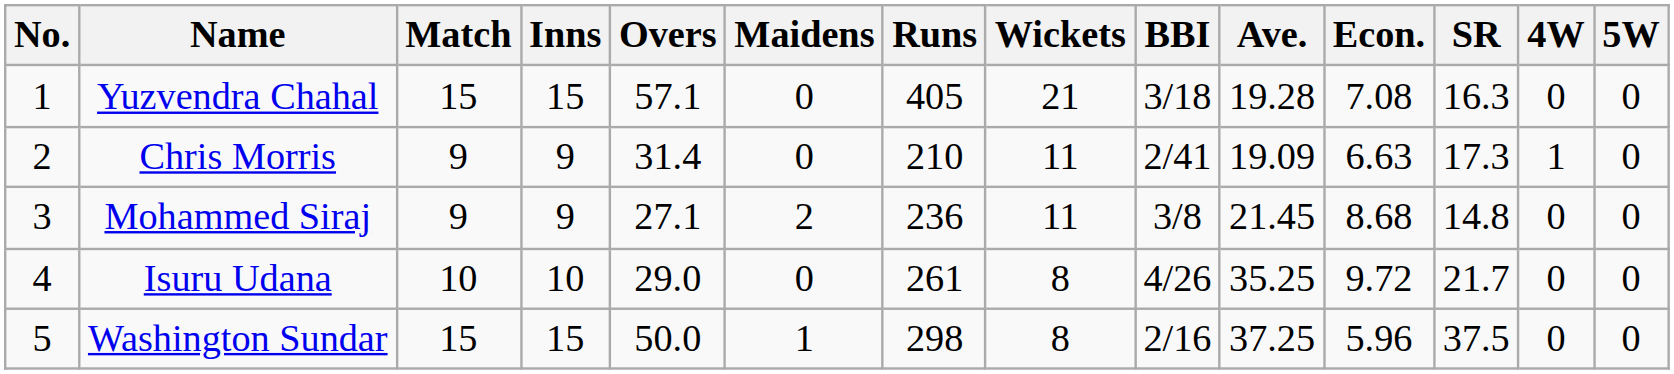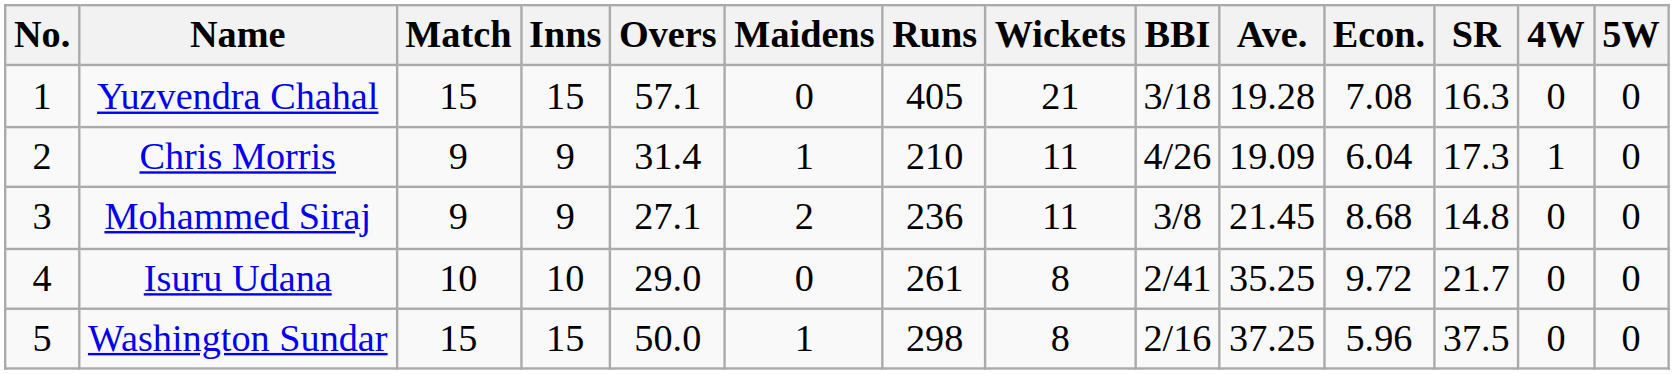(804, 156) 0 -> (804, 156) 1
(1177, 156) 2/41 -> (1177, 156) 4/26
(1379, 156) 6.63 -> (1379, 156) 6.04
(1177, 277) 4/26 -> (1177, 277) 2/41
